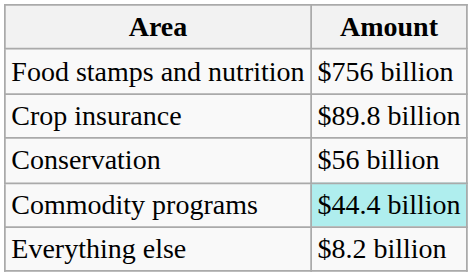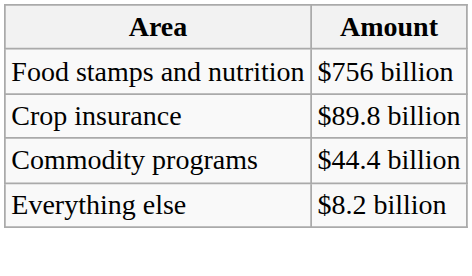- row: (86, 159)
(389, 204) paleturquoise background -> (389, 159) no background
